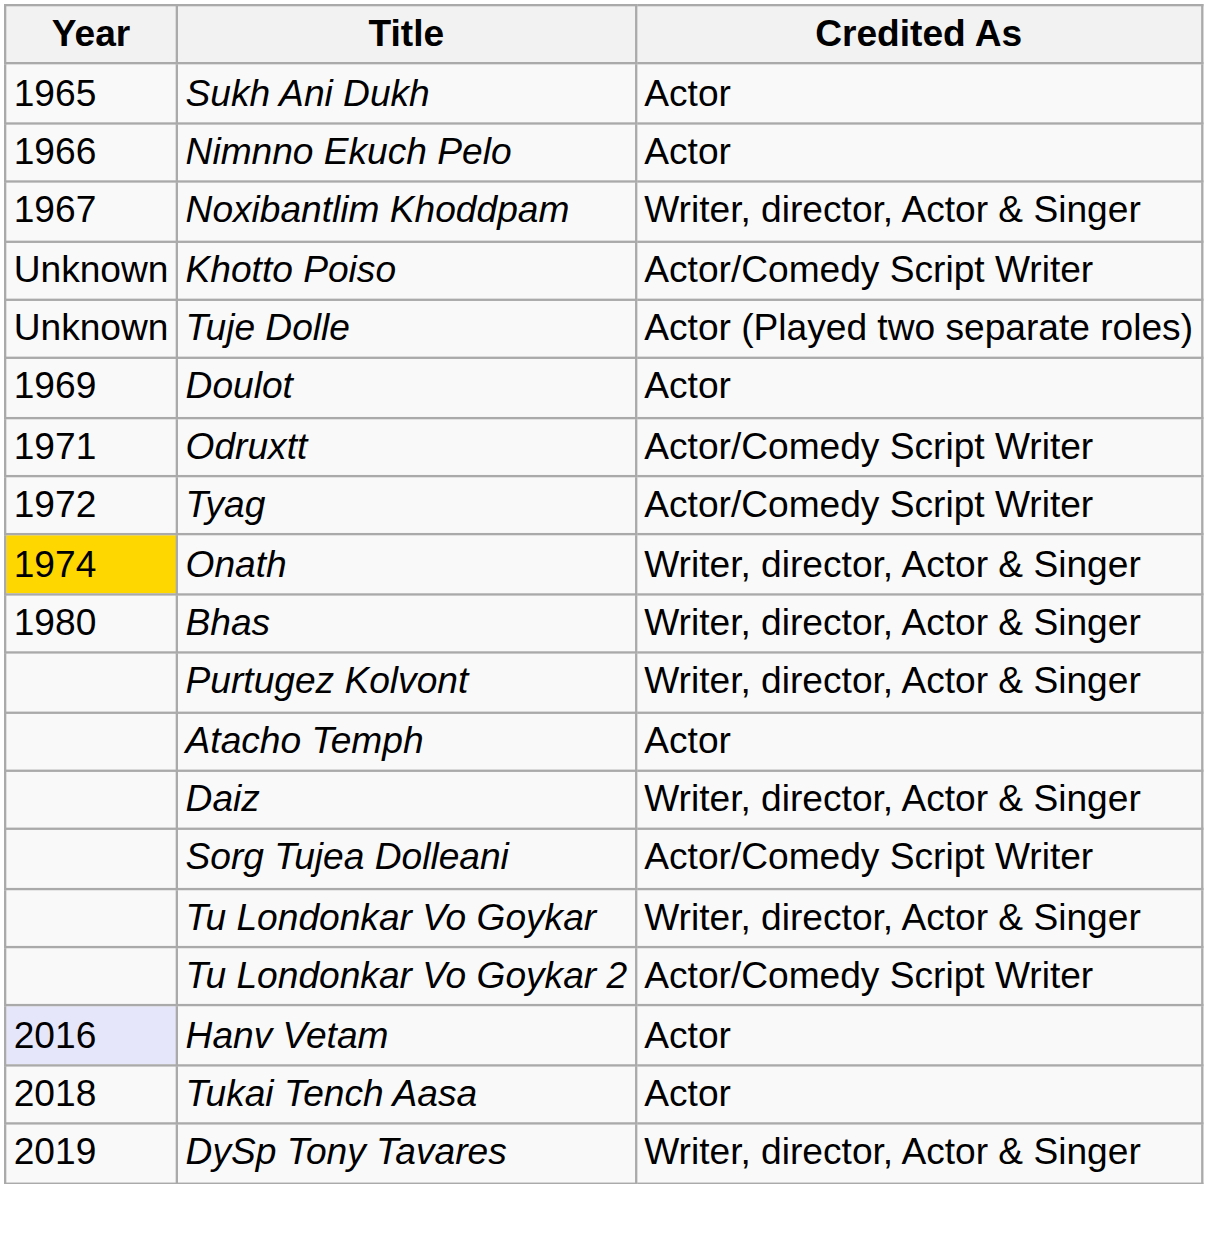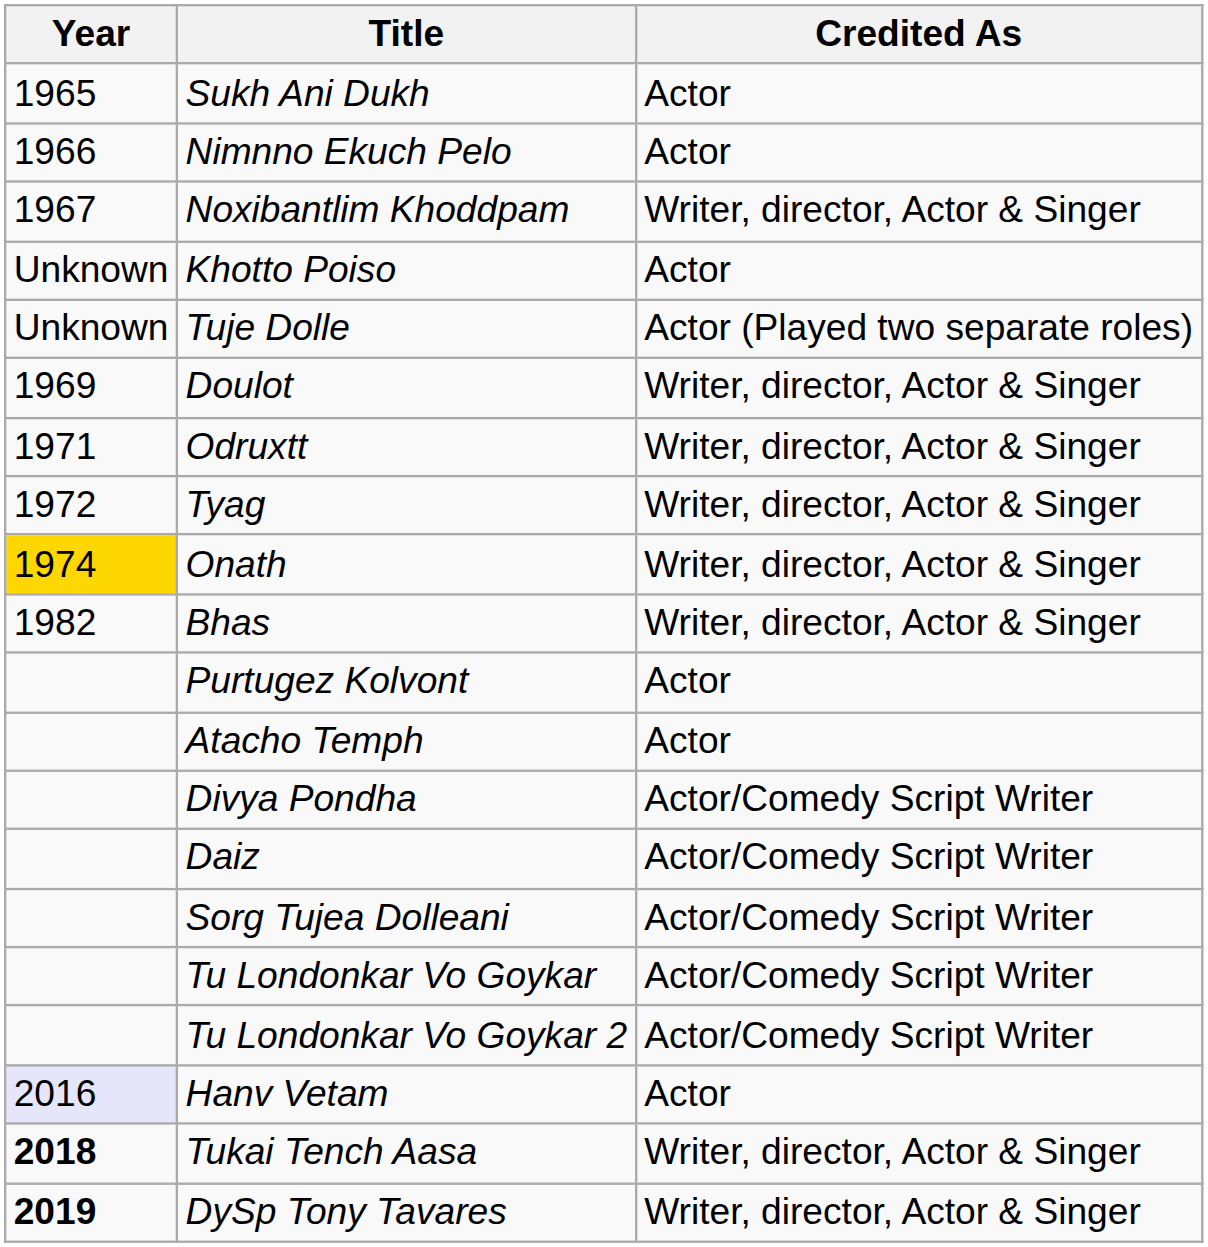(869, 269) Actor/Comedy Script Writer -> (688, 269) Actor
(688, 387) Actor -> (893, 387) Writer, director, Actor & Singer
(869, 446) Actor/Comedy Script Writer -> (893, 446) Writer, director, Actor & Singer
(869, 504) Actor/Comedy Script Writer -> (893, 504) Writer, director, Actor & Singer
(55, 622) 1980 -> (55, 622) 1982
(893, 681) Writer, director, Actor & Singer -> (688, 681) Actor
+ row: (301, 799)
(893, 799) Writer, director, Actor & Singer -> (869, 858) Actor/Comedy Script Writer
(893, 916) Writer, director, Actor & Singer -> (869, 975) Actor/Comedy Script Writer
(55, 1093) normal -> (55, 1152) bold
(688, 1093) Actor -> (893, 1152) Writer, director, Actor & Singer
(55, 1152) normal -> (55, 1211) bold
